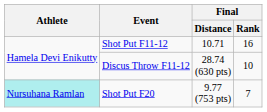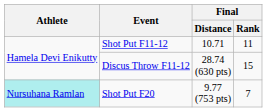(248, 44) 16 -> (248, 44) 11
(248, 66) 10 -> (248, 66) 15
